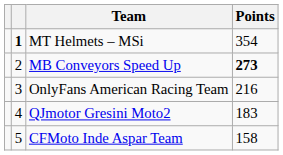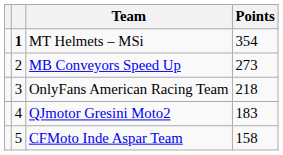(246, 65) bold -> (246, 65) normal
(246, 89) 216 -> (246, 89) 218
